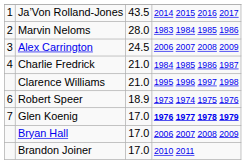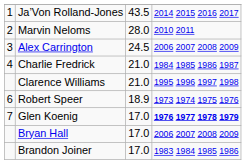(196, 30) 1983 1984 1985 1986 -> (174, 30) 2010 2011
(174, 151) 2010 2011 -> (196, 151) 1983 1984 1985 1986
